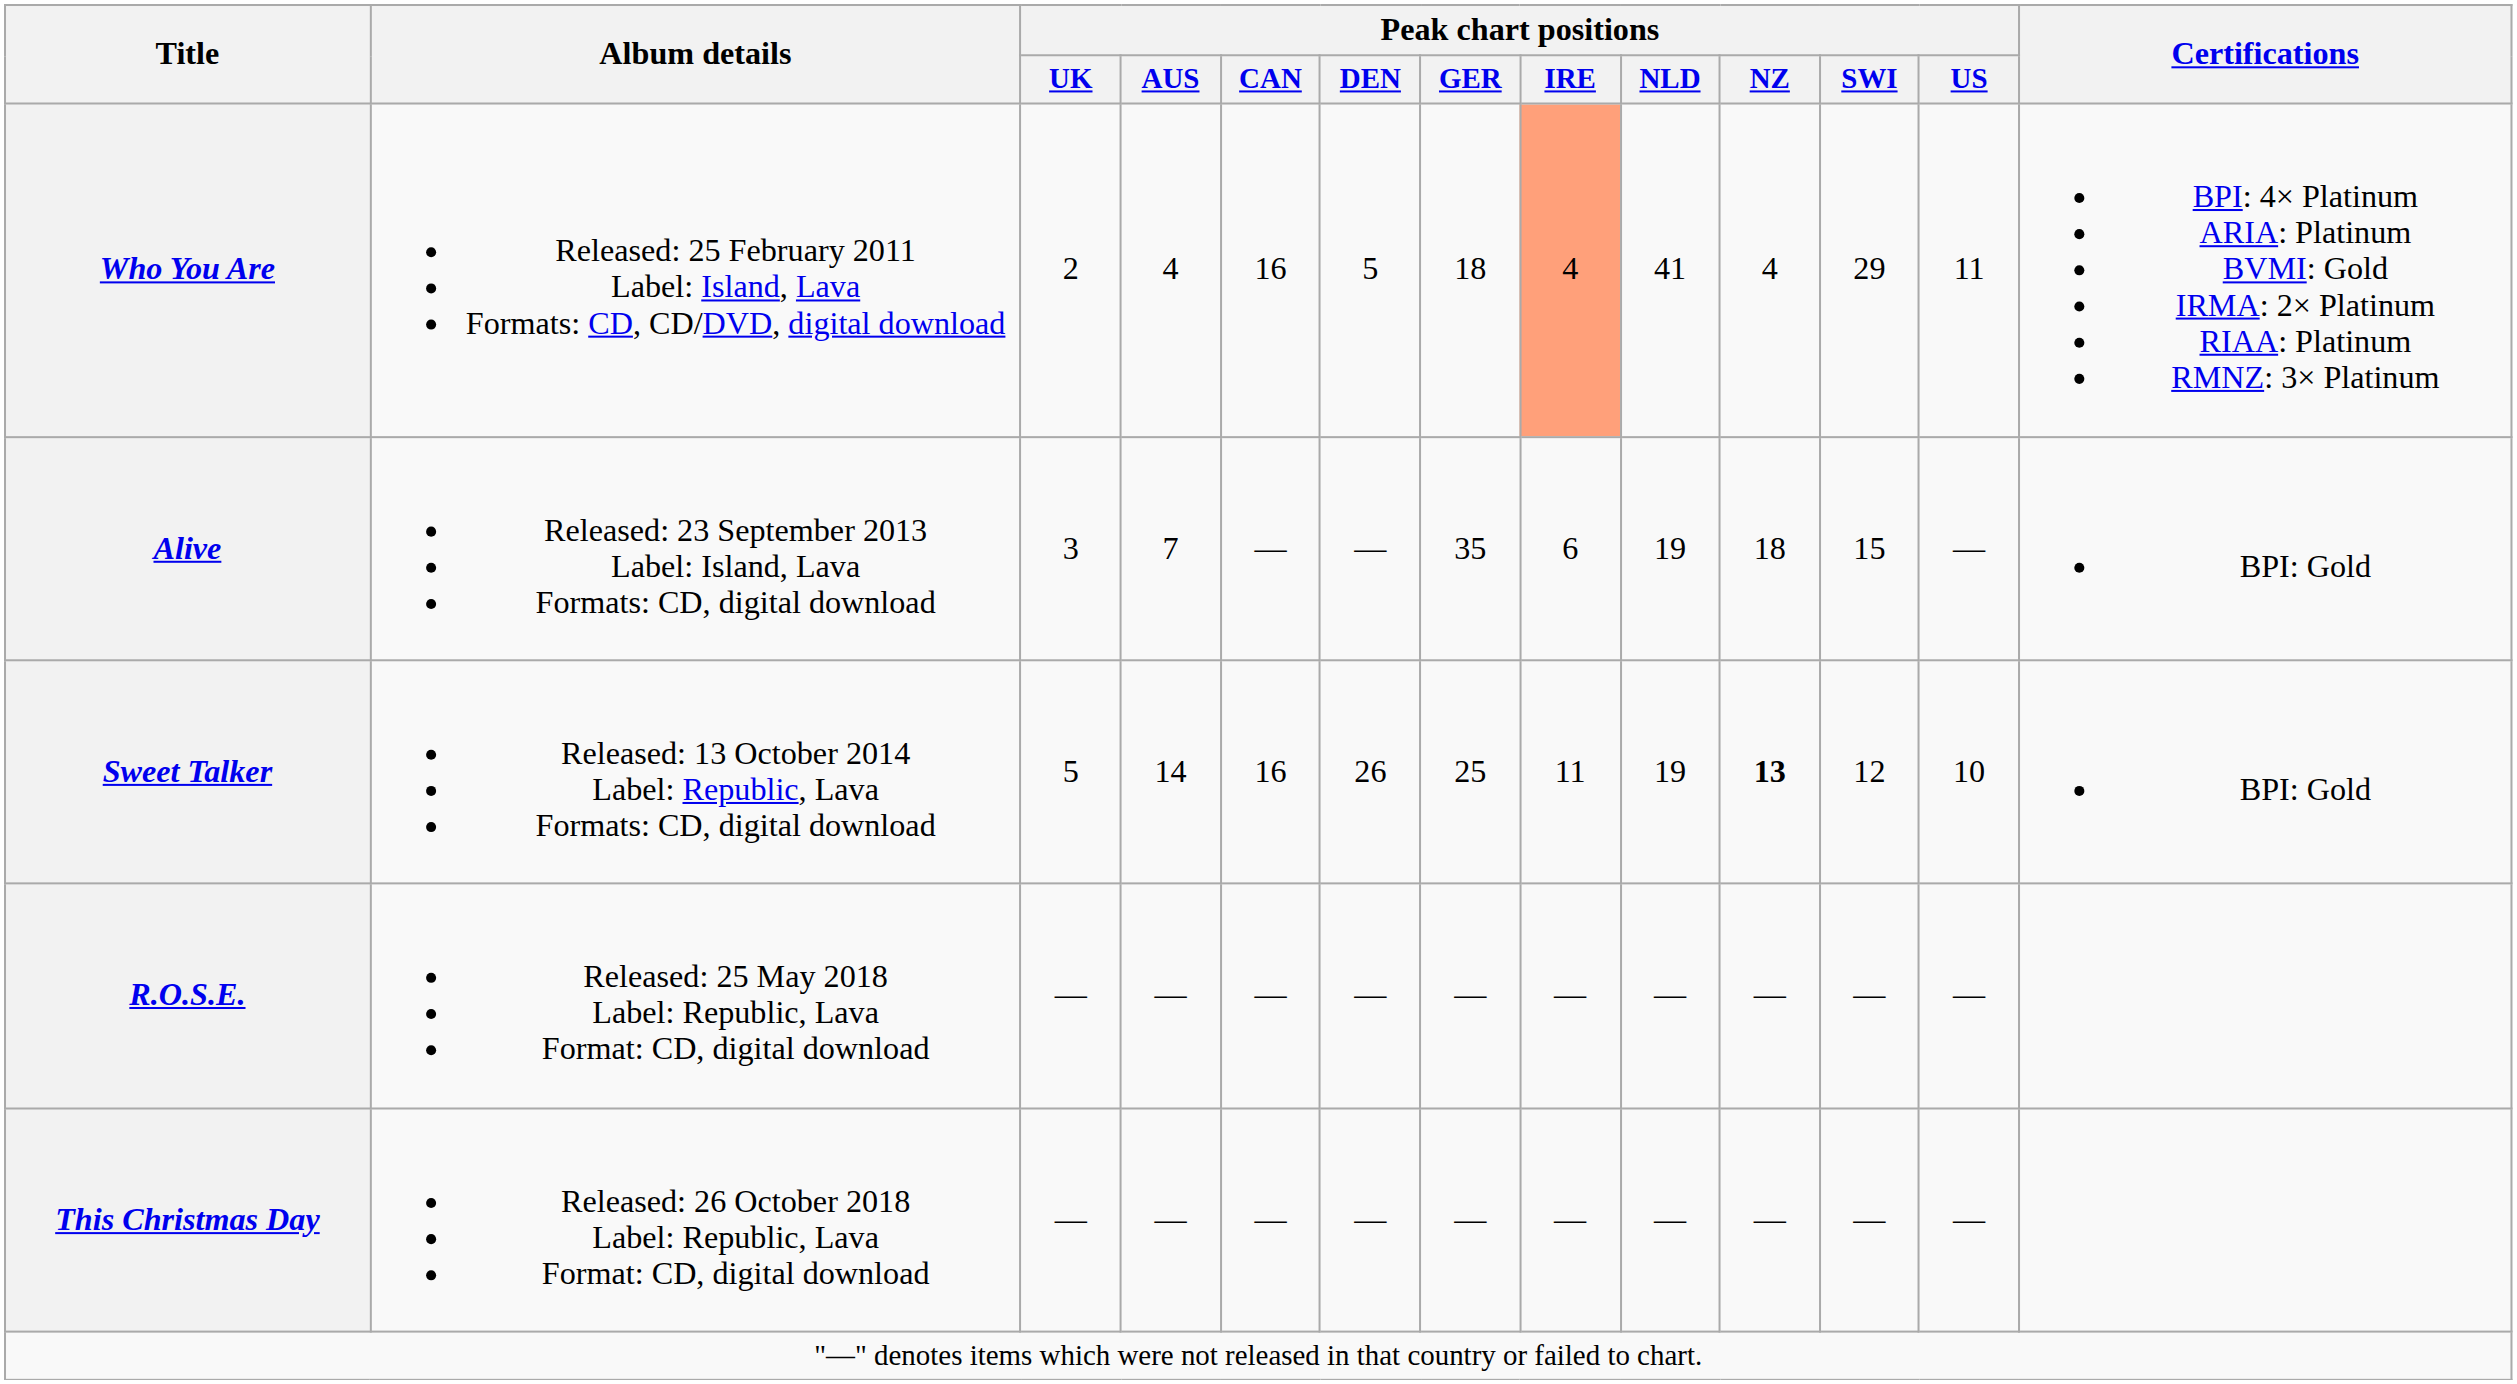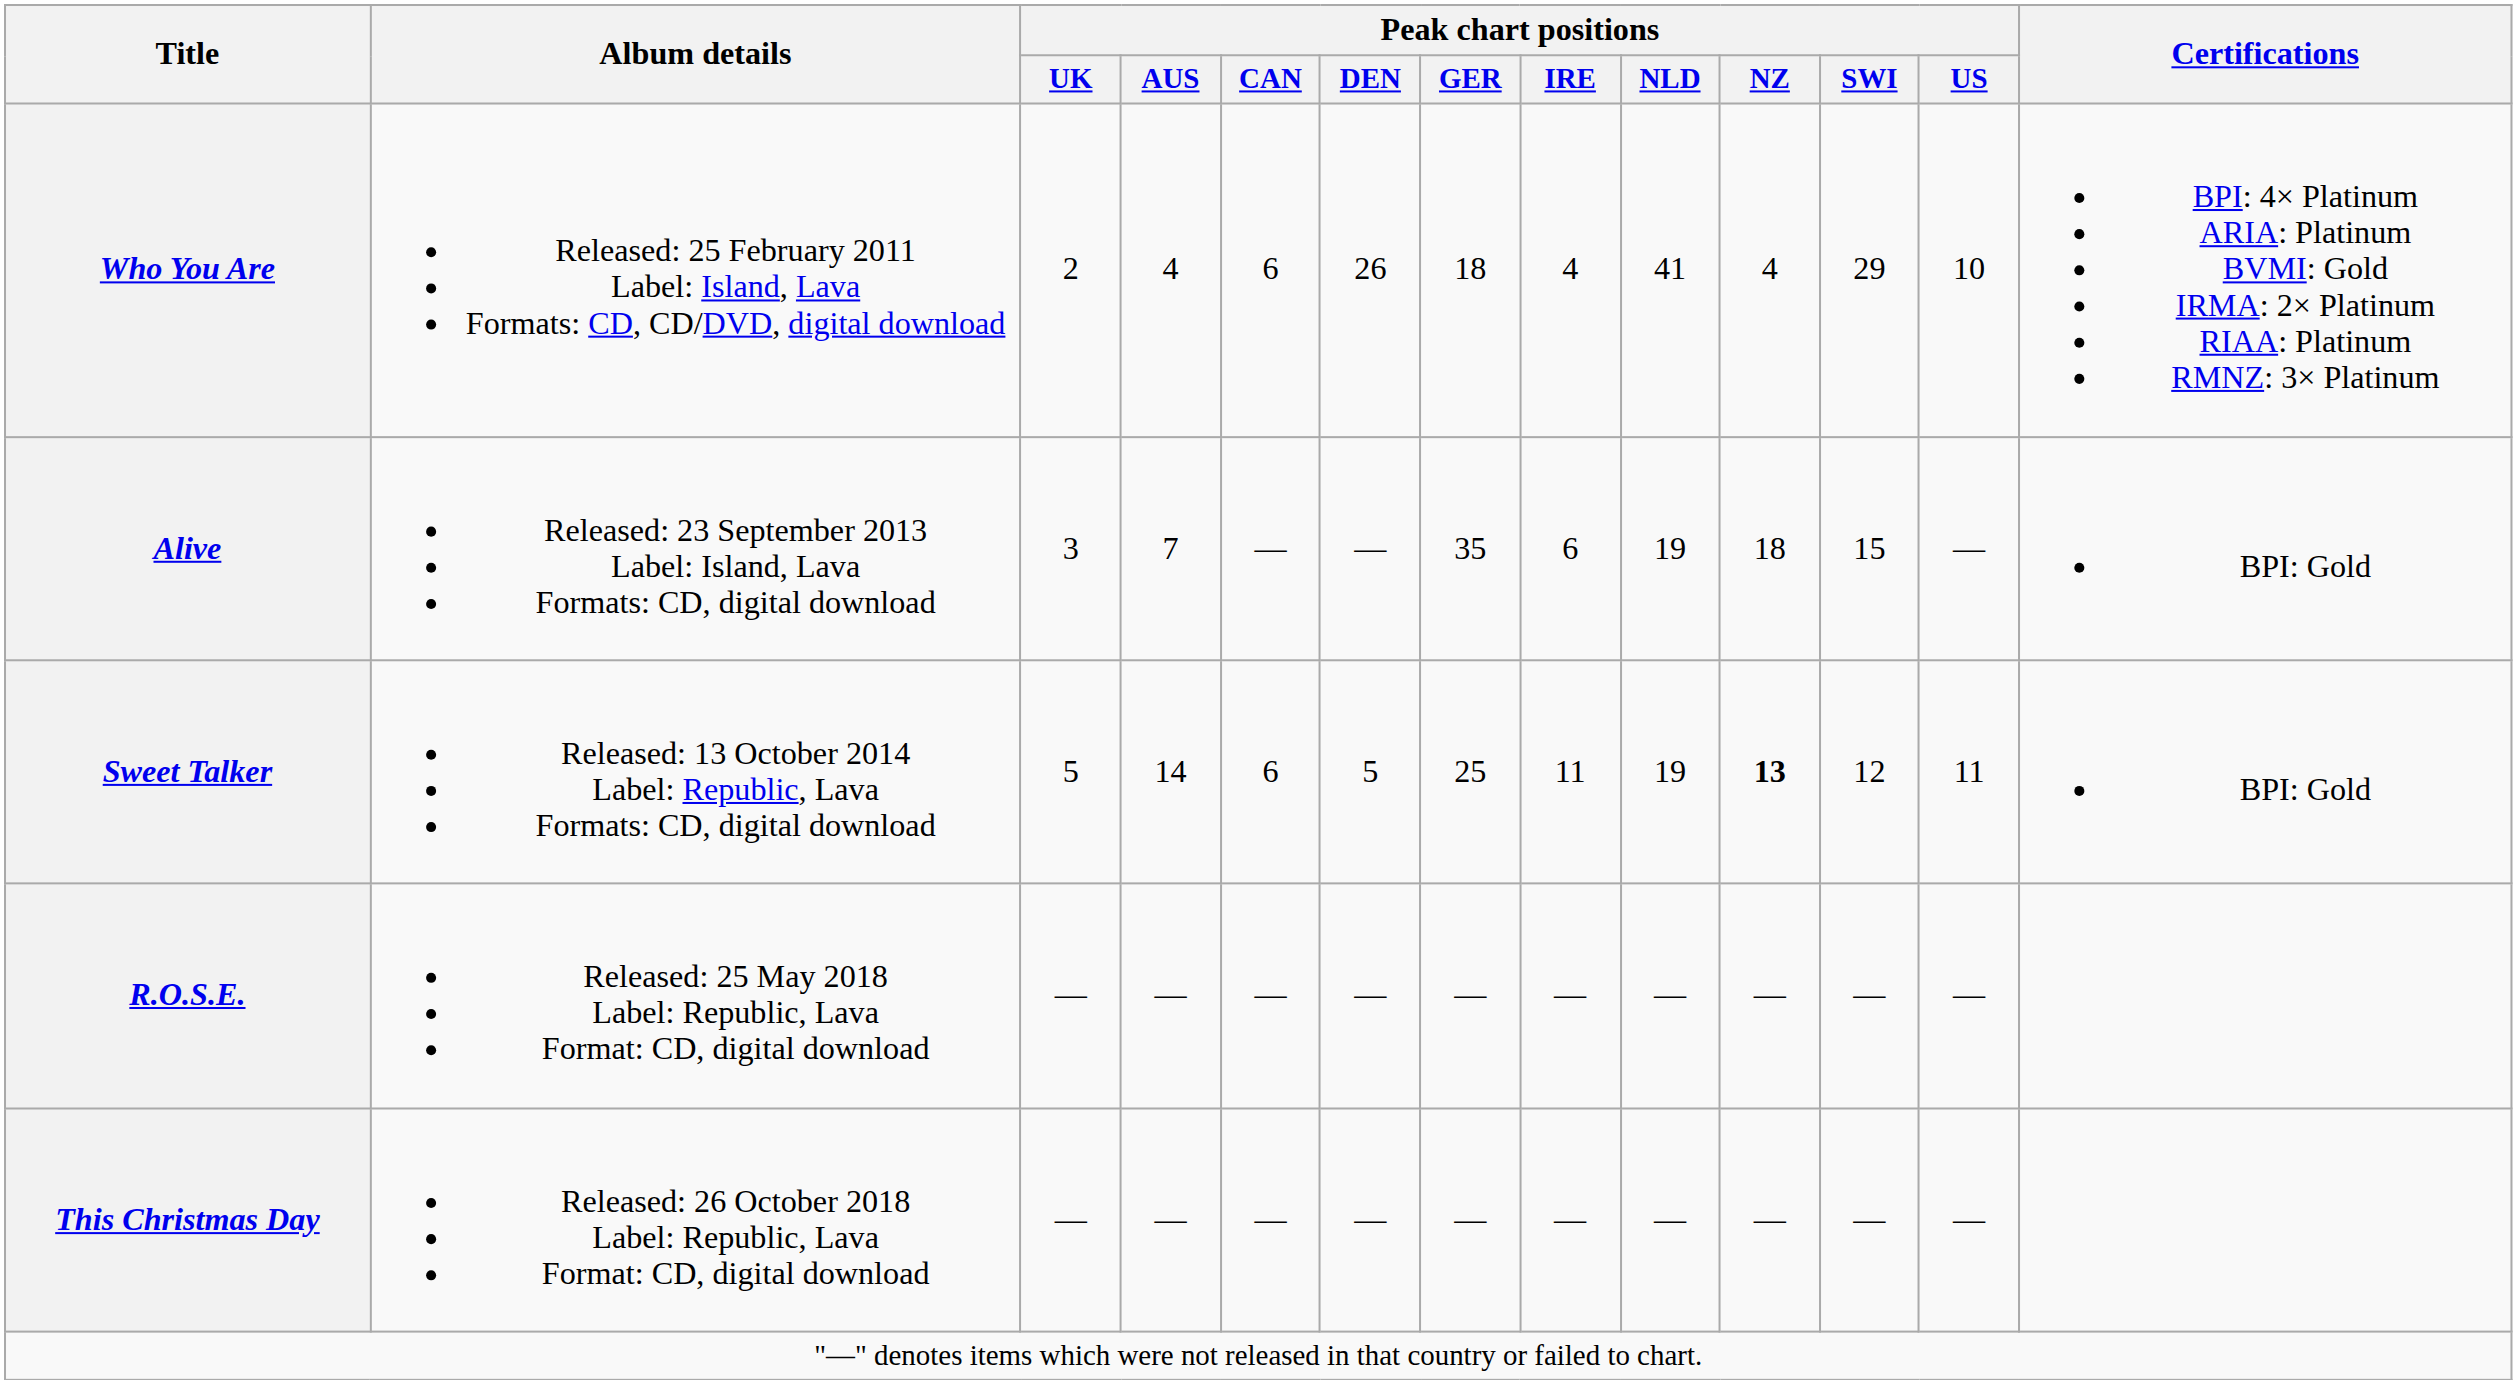(1270, 269) 16 -> (1270, 269) 6
(1370, 269) 5 -> (1370, 269) 26
(1570, 269) lightsalmon background -> (1570, 269) no background
(1969, 269) 11 -> (1969, 269) 10
(1270, 771) 16 -> (1270, 771) 6
(1370, 771) 26 -> (1370, 771) 5
(1969, 771) 10 -> (1969, 771) 11
